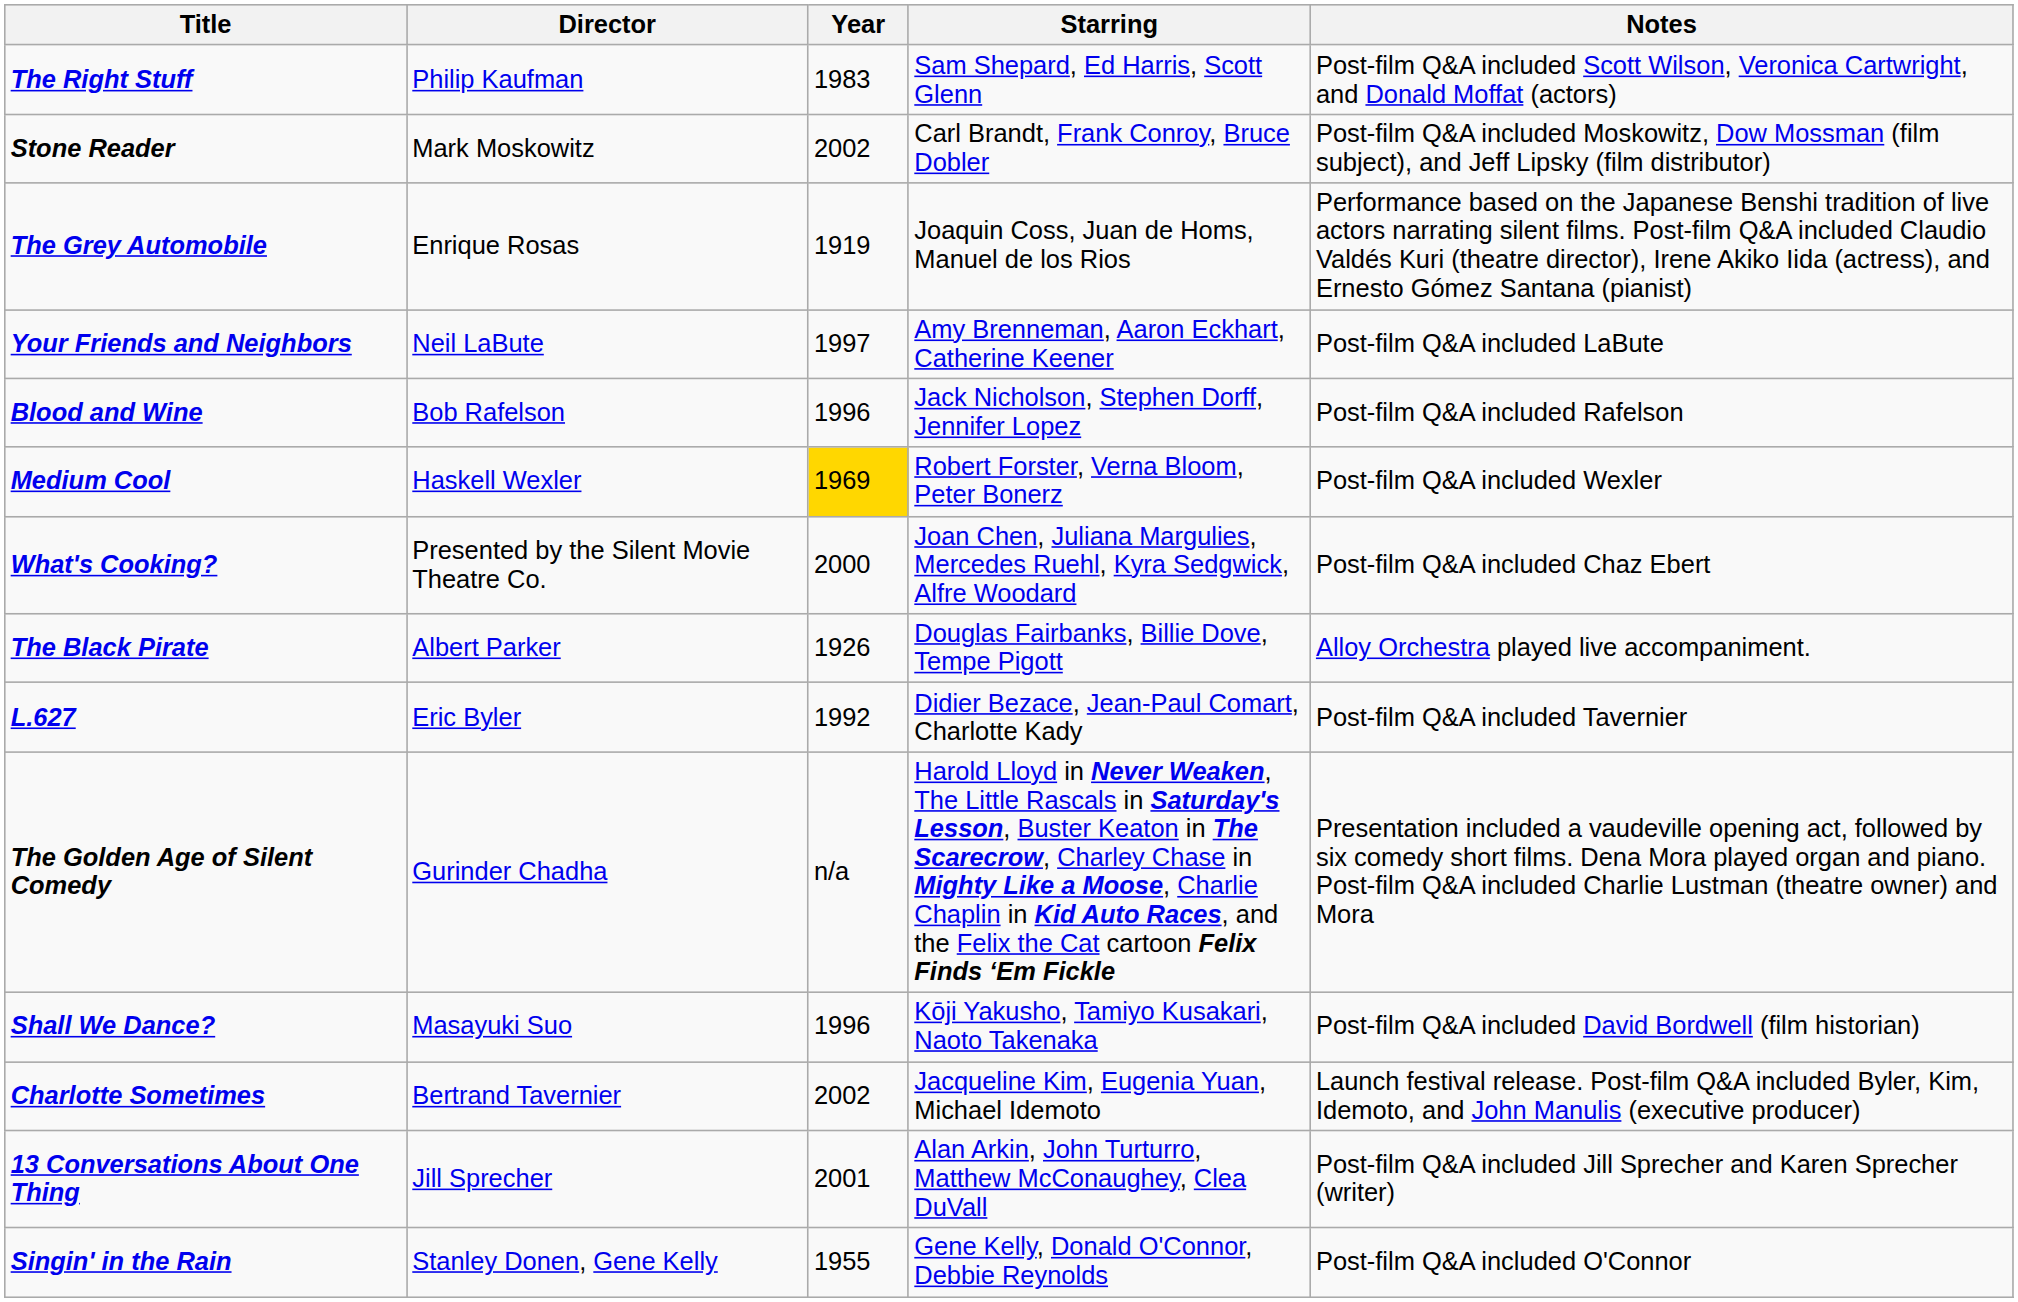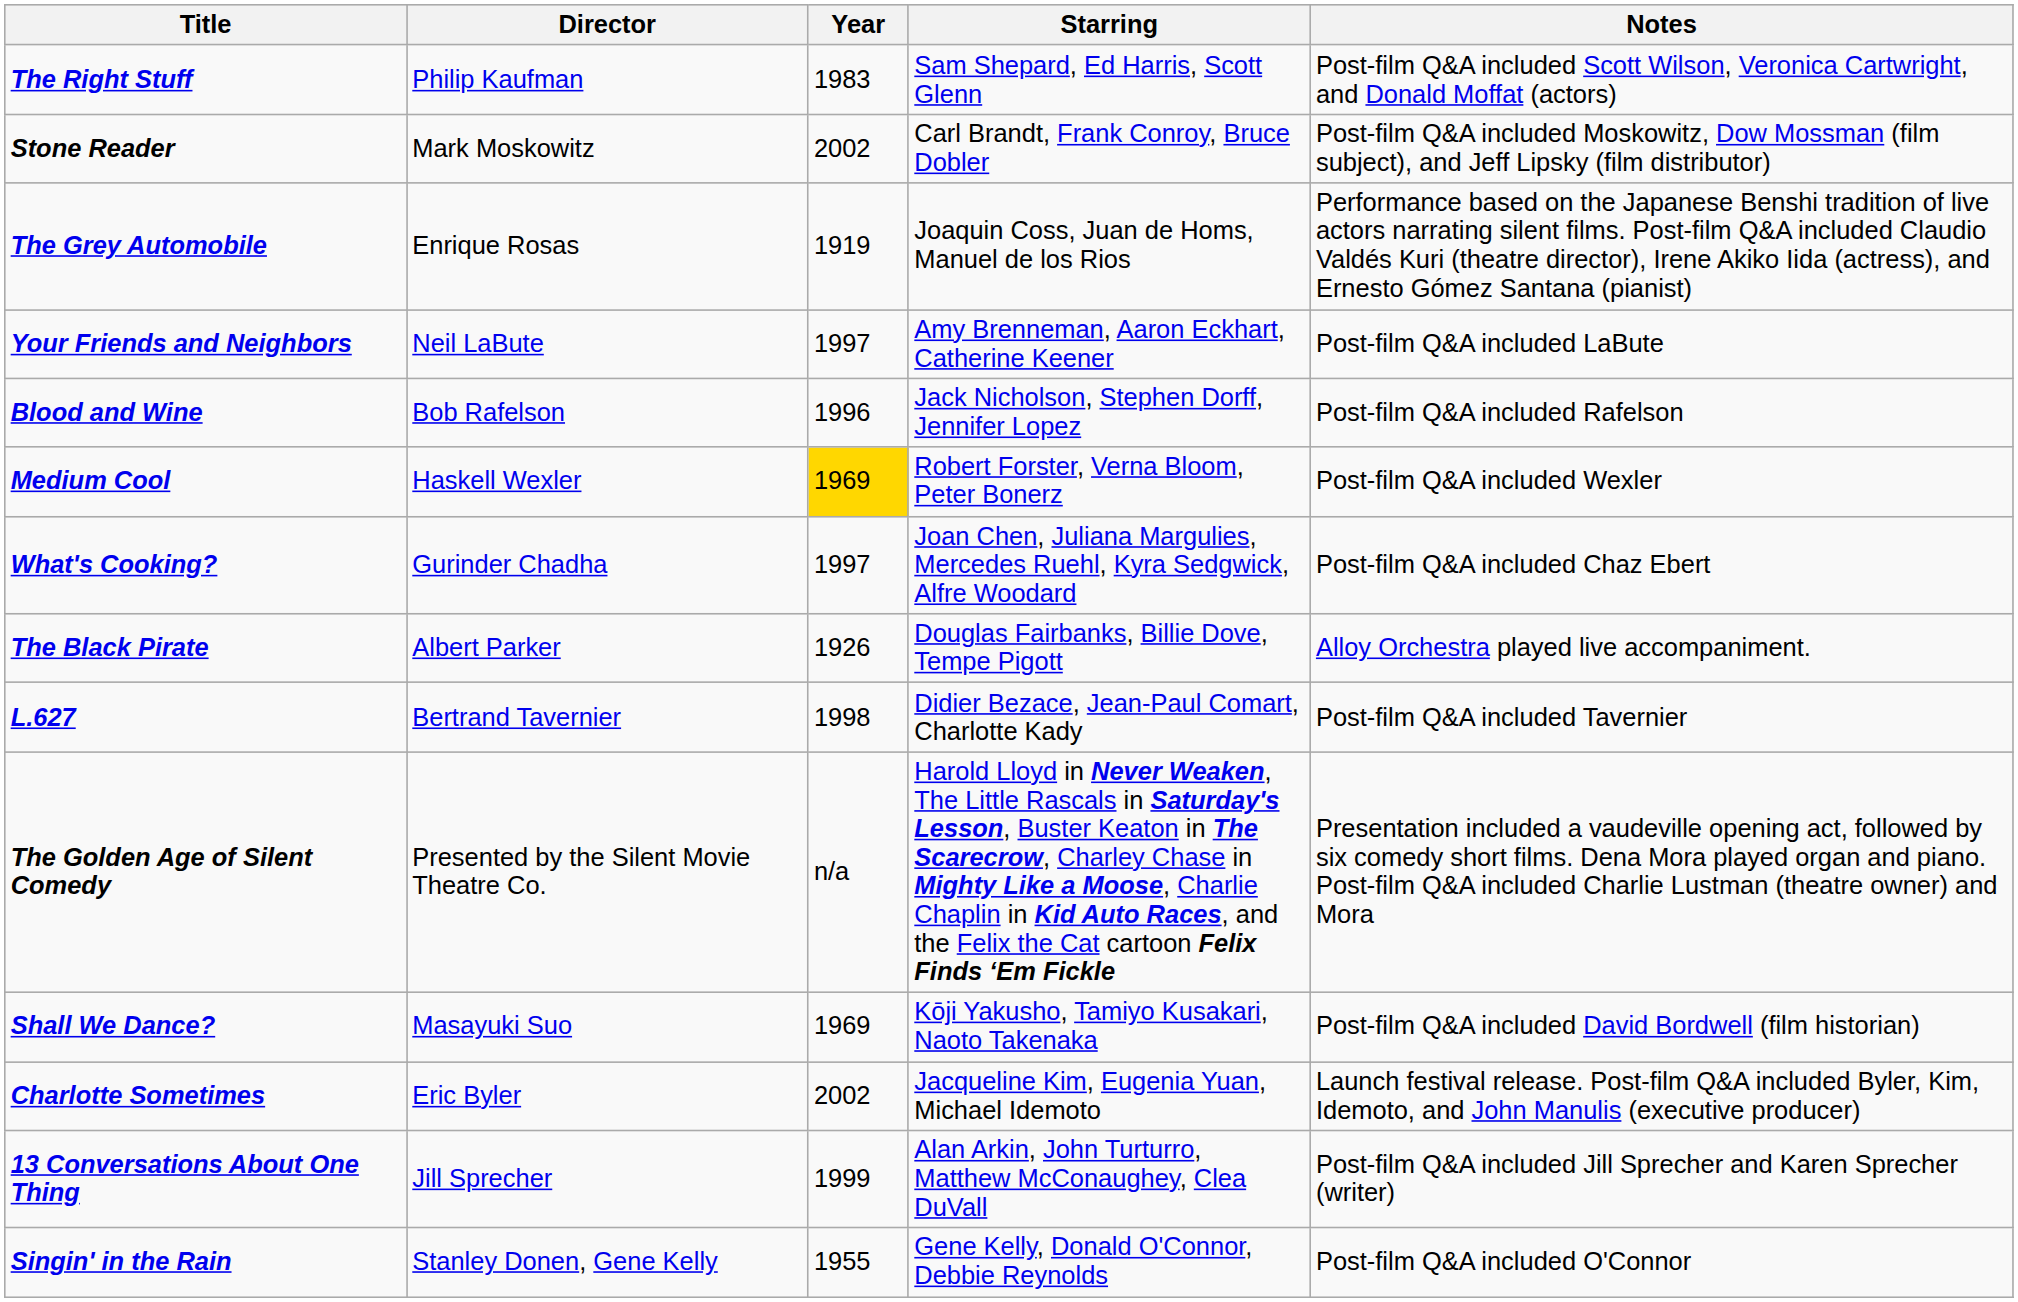(581, 564) Presented by the Silent Movie Theatre Co. -> (510, 564) Gurinder Chadha
(842, 564) 2000 -> (842, 564) 1997
(467, 716) Eric Byler -> (517, 716) Bertrand Tavernier
(842, 716) 1992 -> (842, 716) 1998
(510, 871) Gurinder Chadha -> (581, 871) Presented by the Silent Movie Theatre Co.
(842, 1026) 1996 -> (842, 1026) 1969
(517, 1095) Bertrand Tavernier -> (467, 1095) Eric Byler
(842, 1178) 2001 -> (842, 1178) 1999
